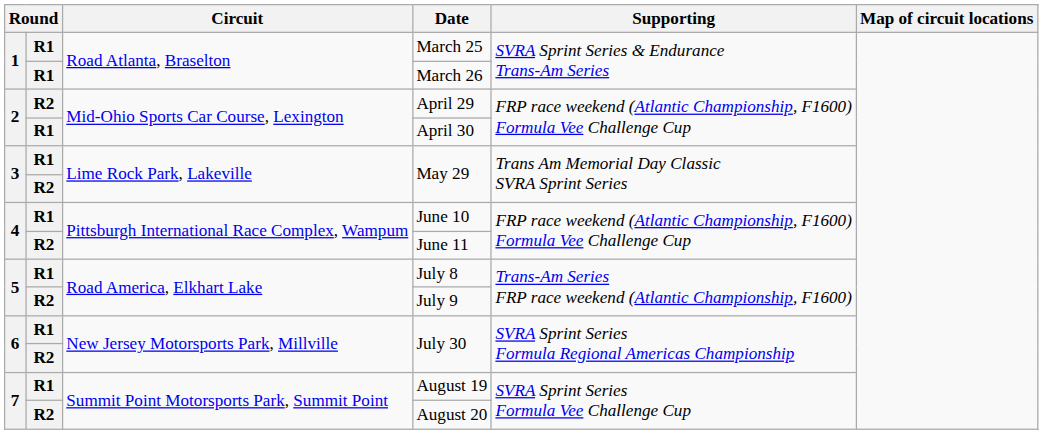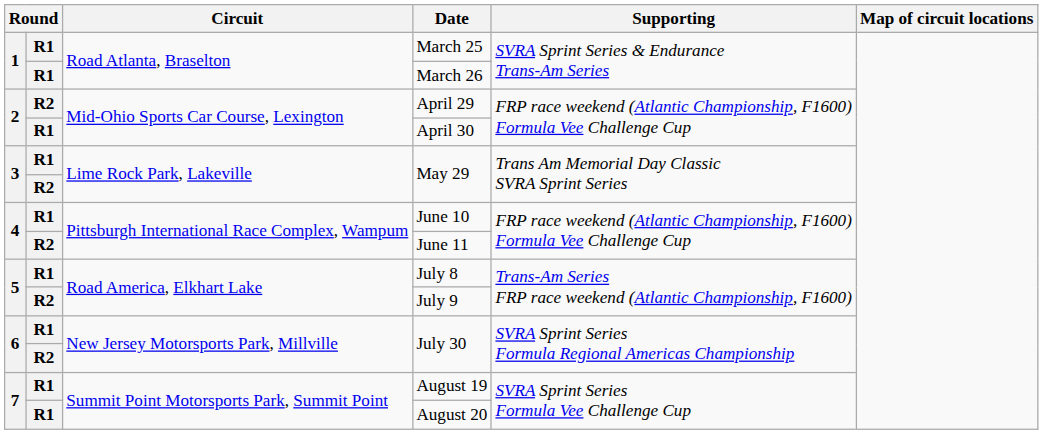(44, 414) R2 -> (44, 414) R1
